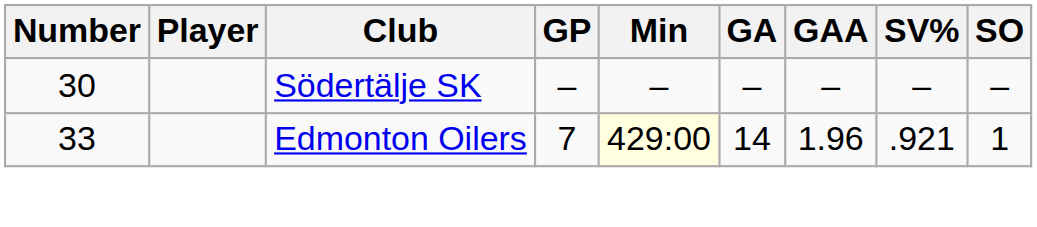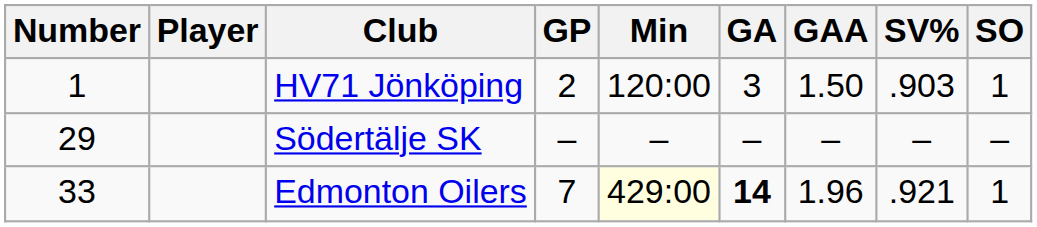+ row: (399, 85)
(77, 85) 30 -> (77, 138) 29
(752, 138) normal -> (752, 192) bold
